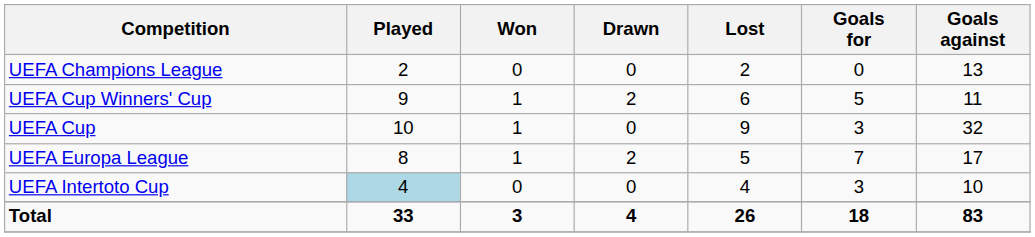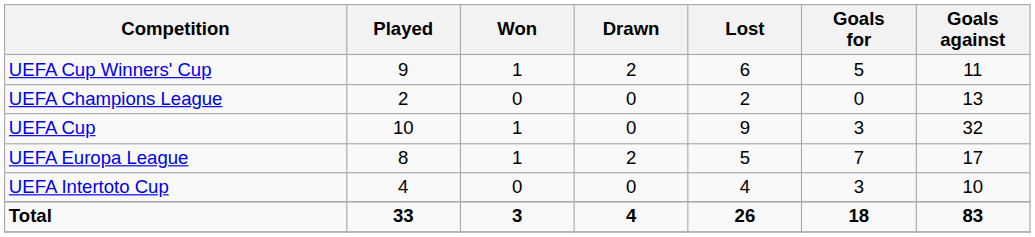rows swapped: (116, 69) <-> (110, 98)
(403, 187) lightblue background -> (403, 187) no background
